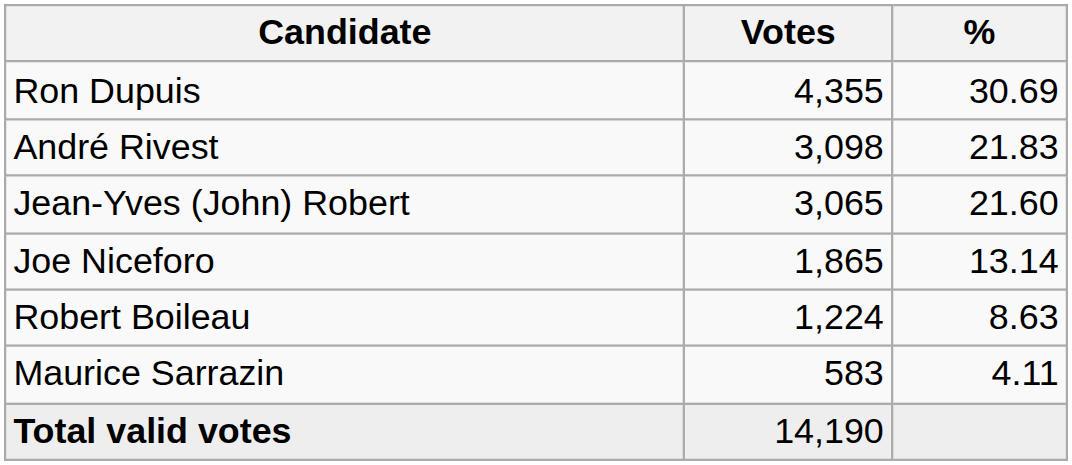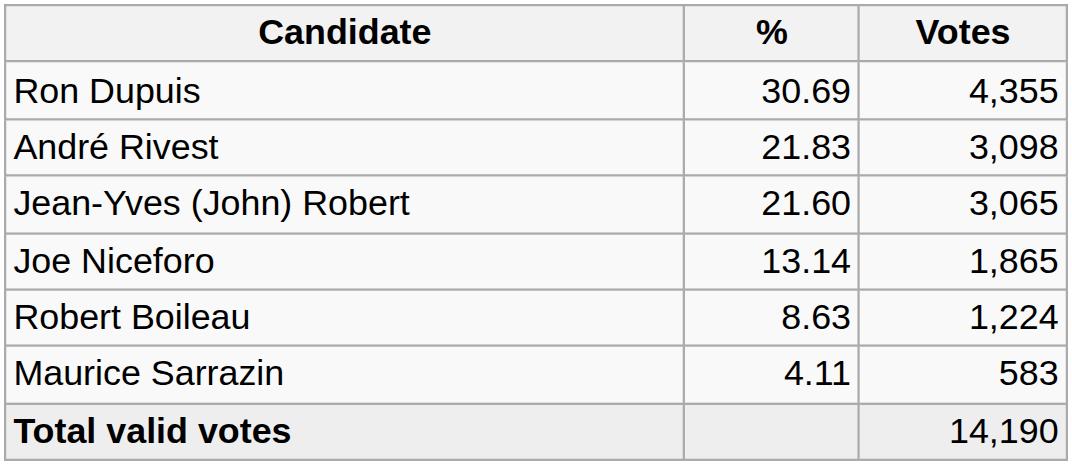columns swapped: (788, 32) <-> (979, 32)
